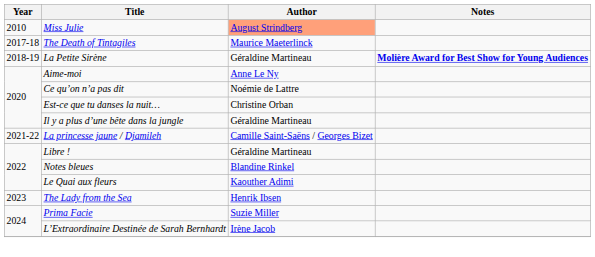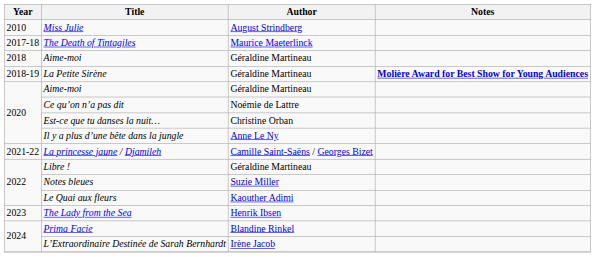(266, 27) lightsalmon background -> (266, 27) no background
+ row: (16, 58)
(255, 74) Anne Le Ny -> (271, 89) Géraldine Martineau
(271, 120) Géraldine Martineau -> (255, 136) Anne Le Ny
(262, 167) Blandine Rinkel -> (255, 182) Suzie Miller
(255, 213) Suzie Miller -> (262, 228) Blandine Rinkel
